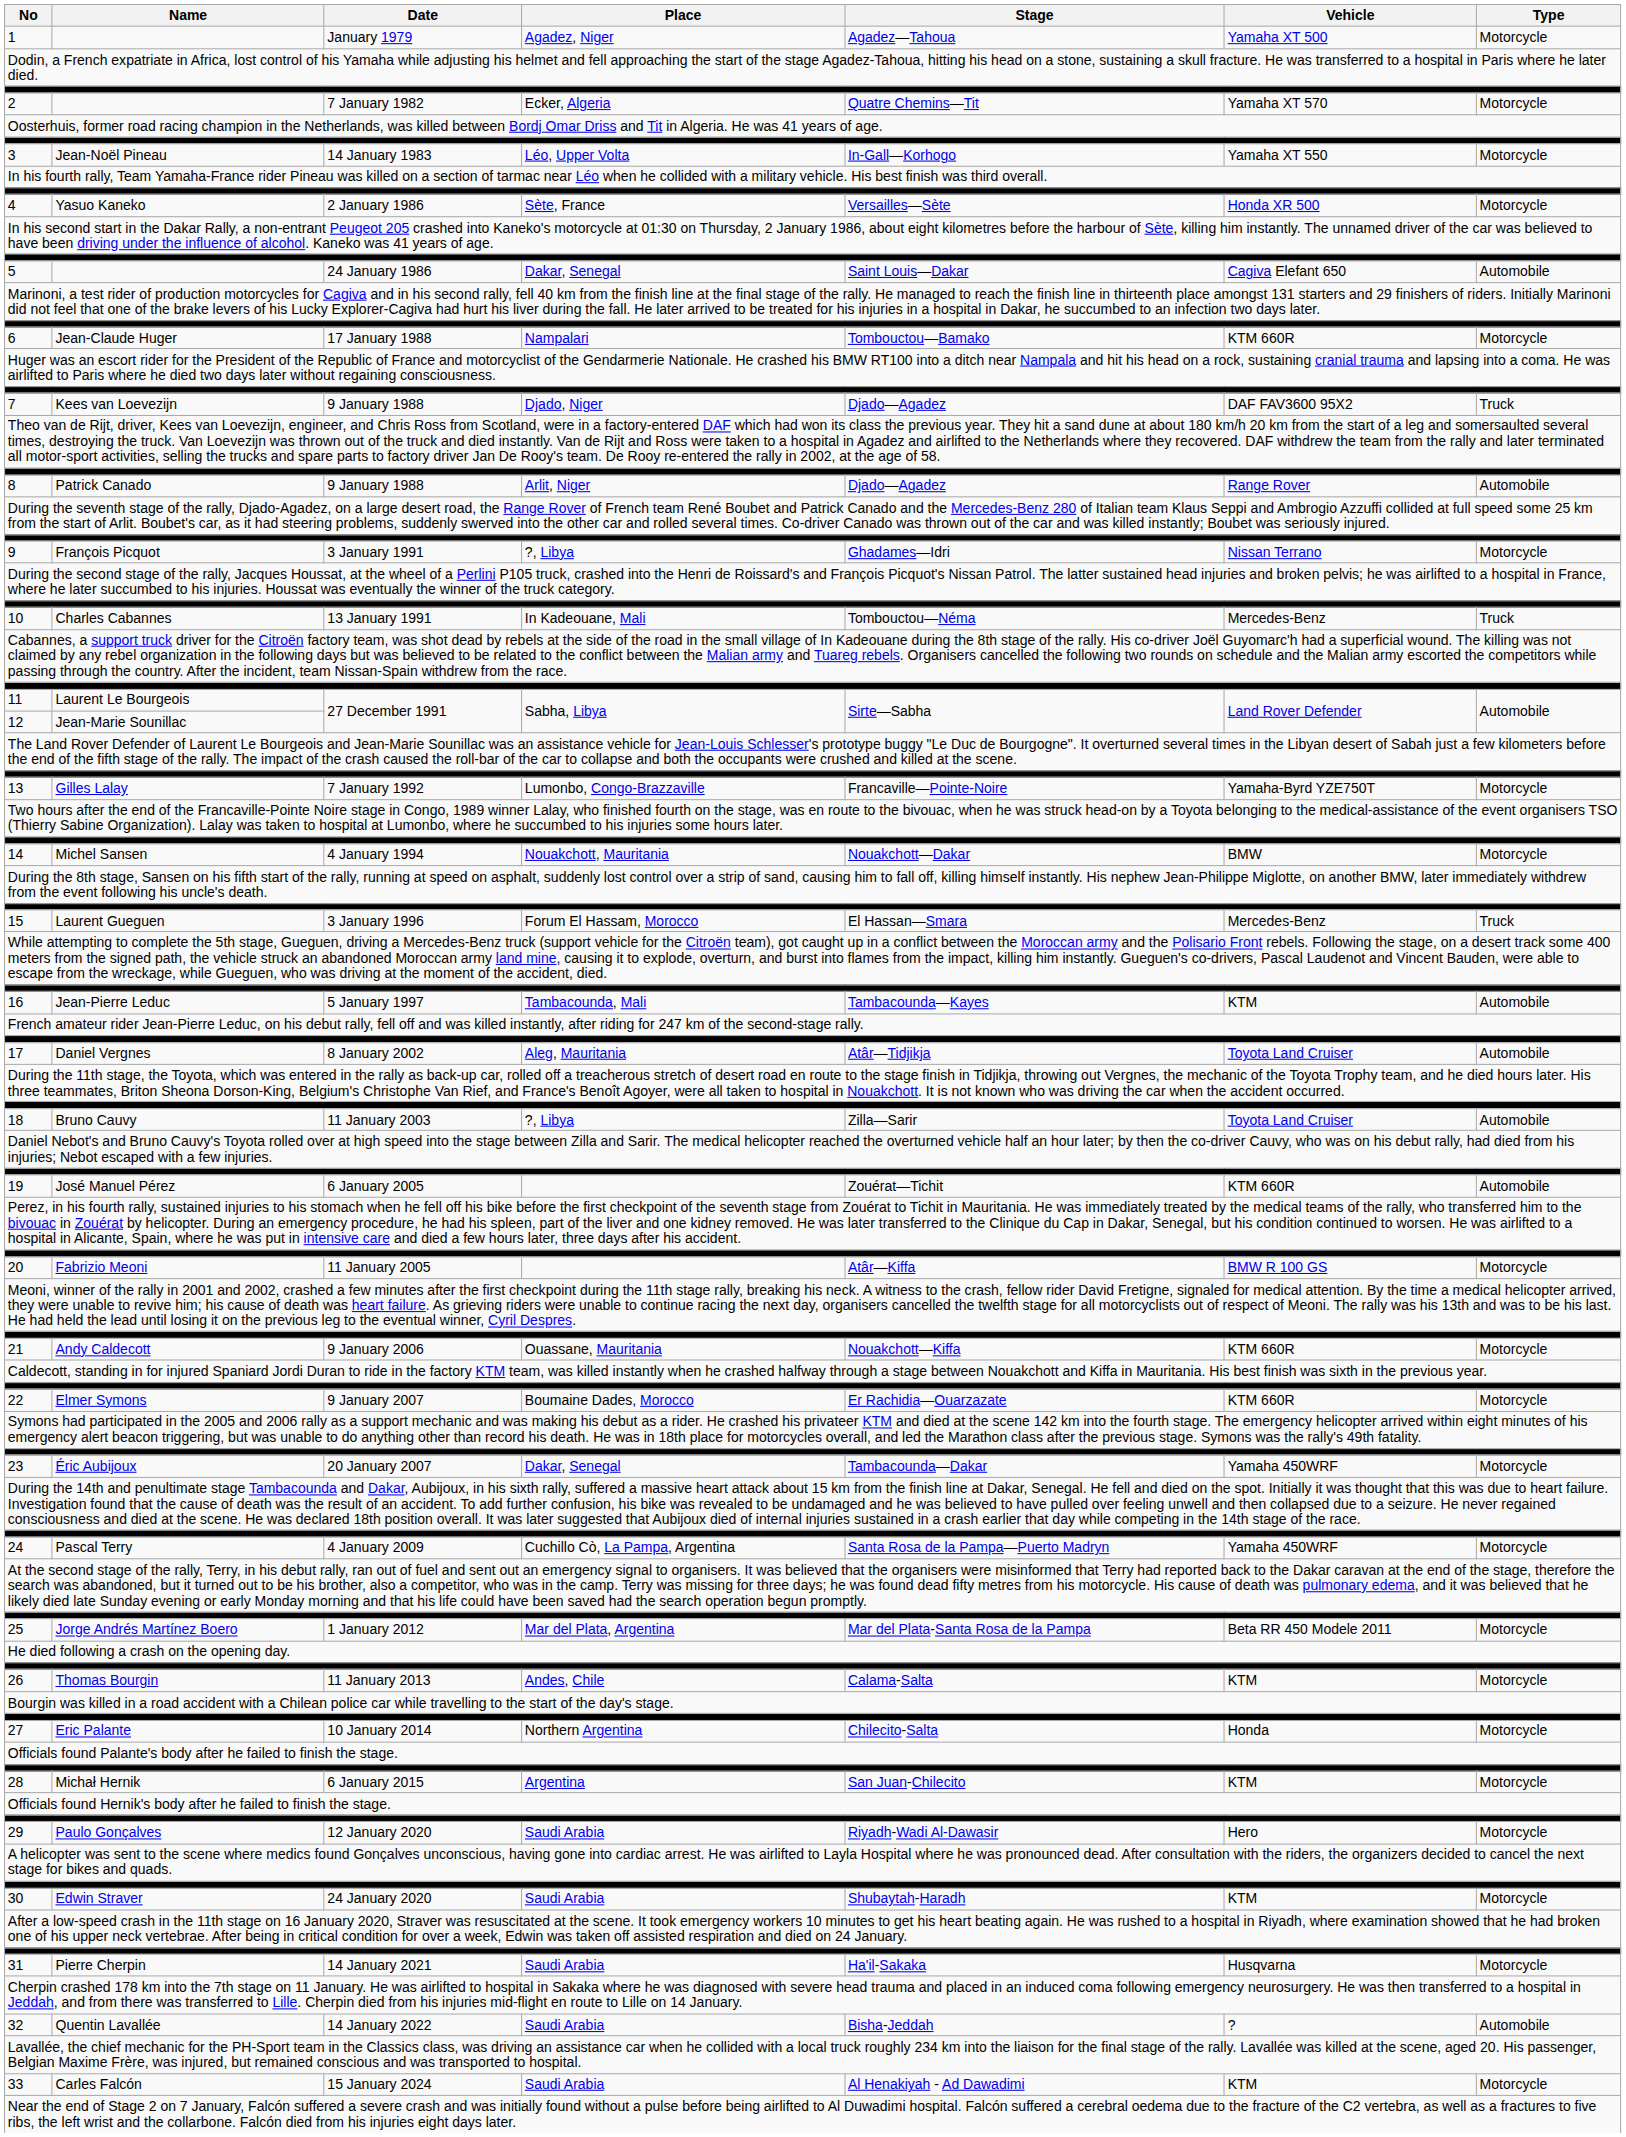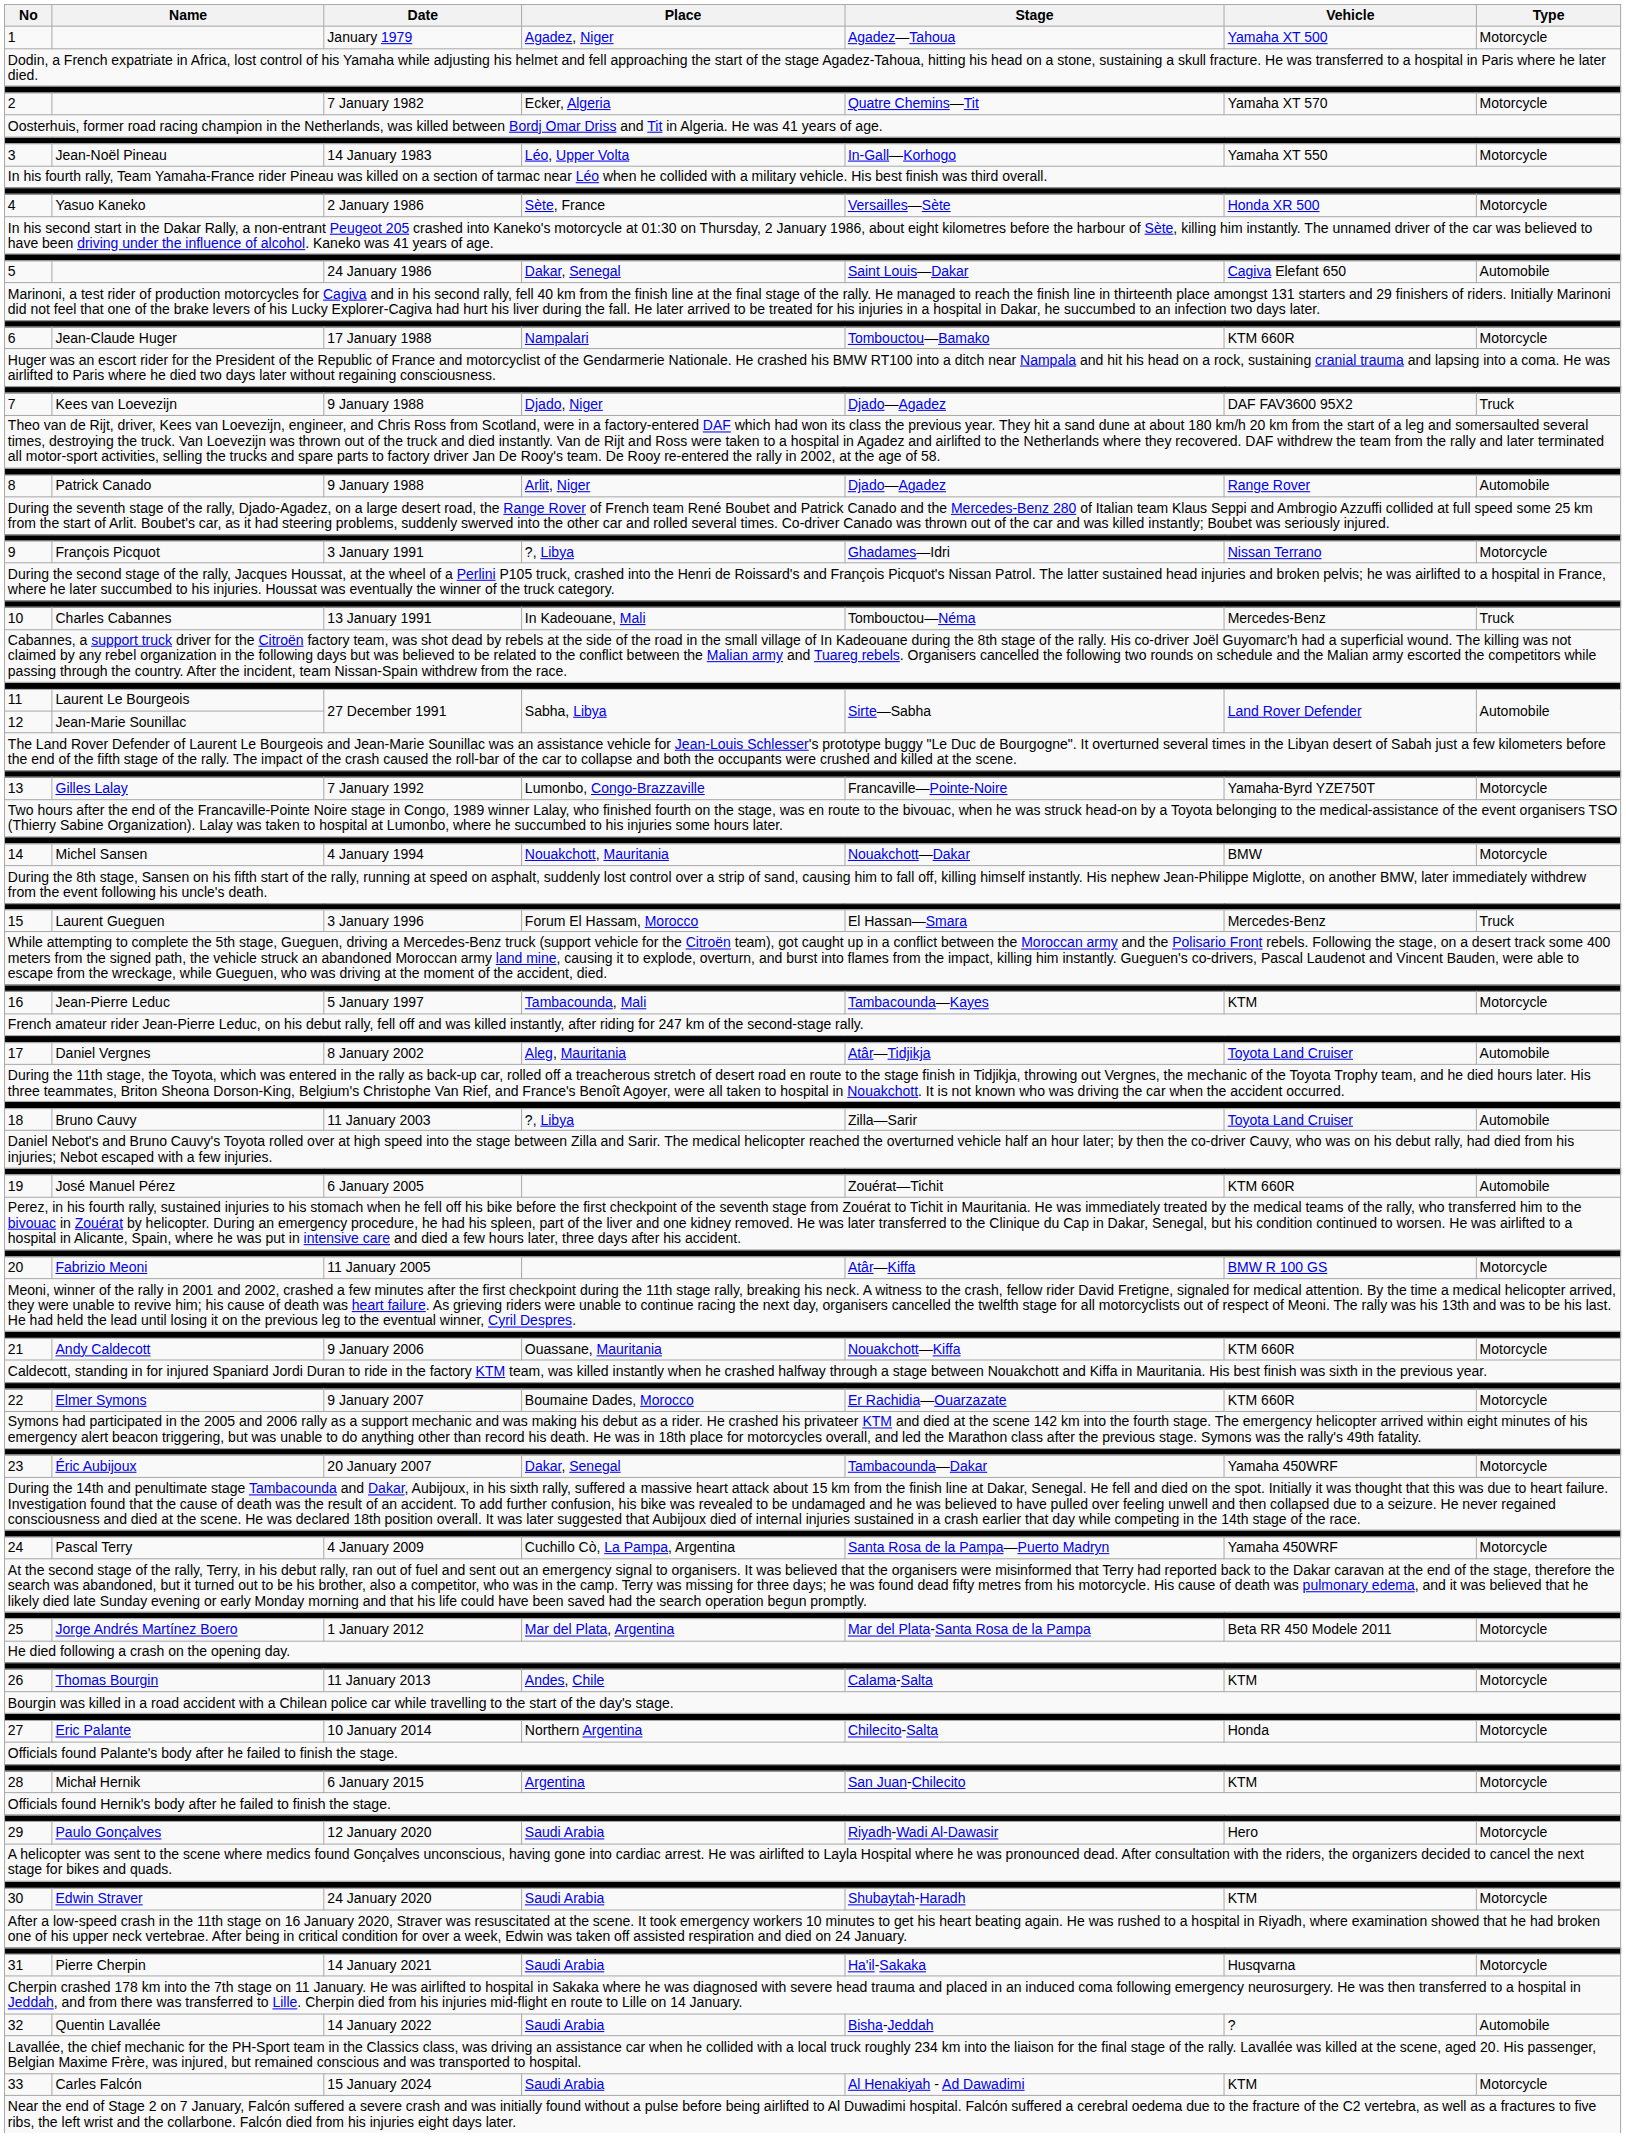(1515, 1002) Automobile -> (1513, 1002) Motorcycle
